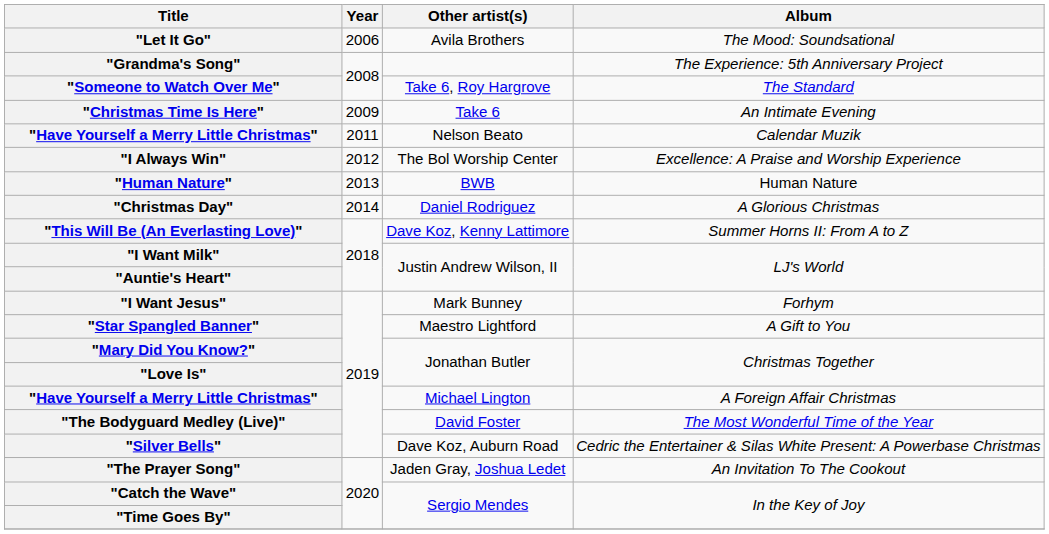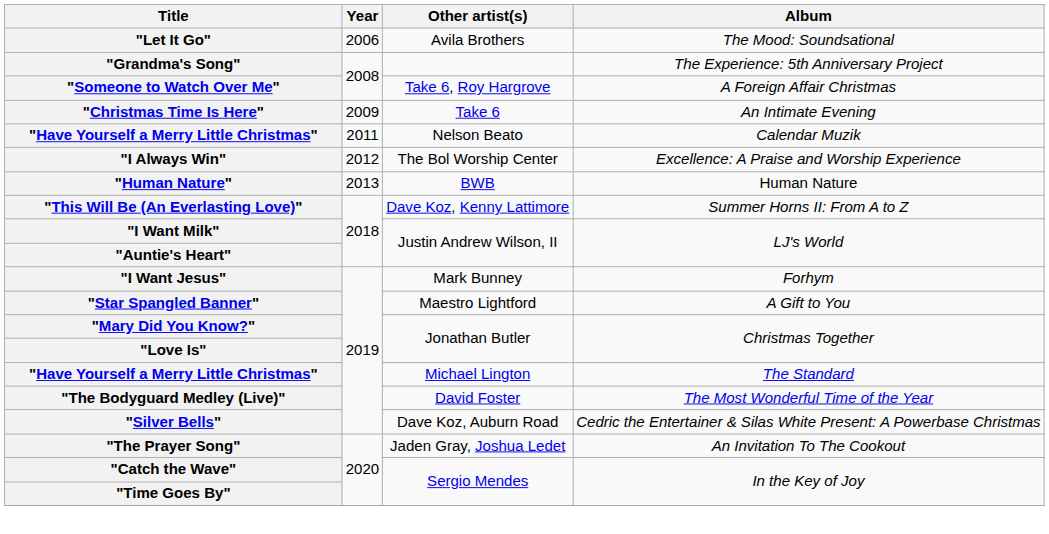(808, 87) The Standard -> (808, 87) A Foreign Affair Christmas
- row: (173, 207)
(808, 398) A Foreign Affair Christmas -> (808, 374) The Standard
